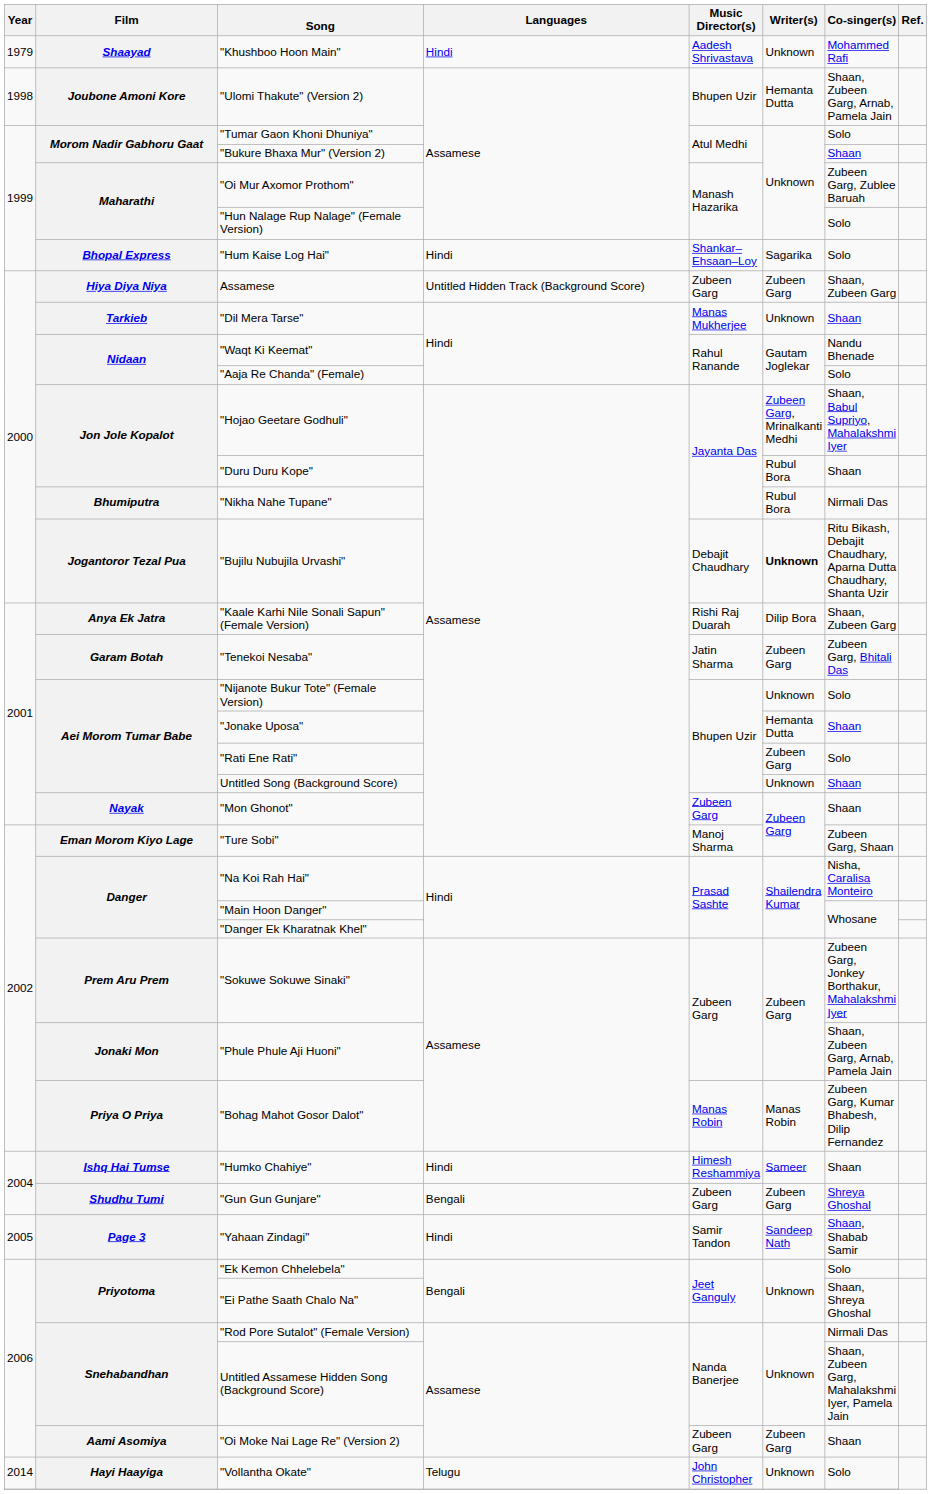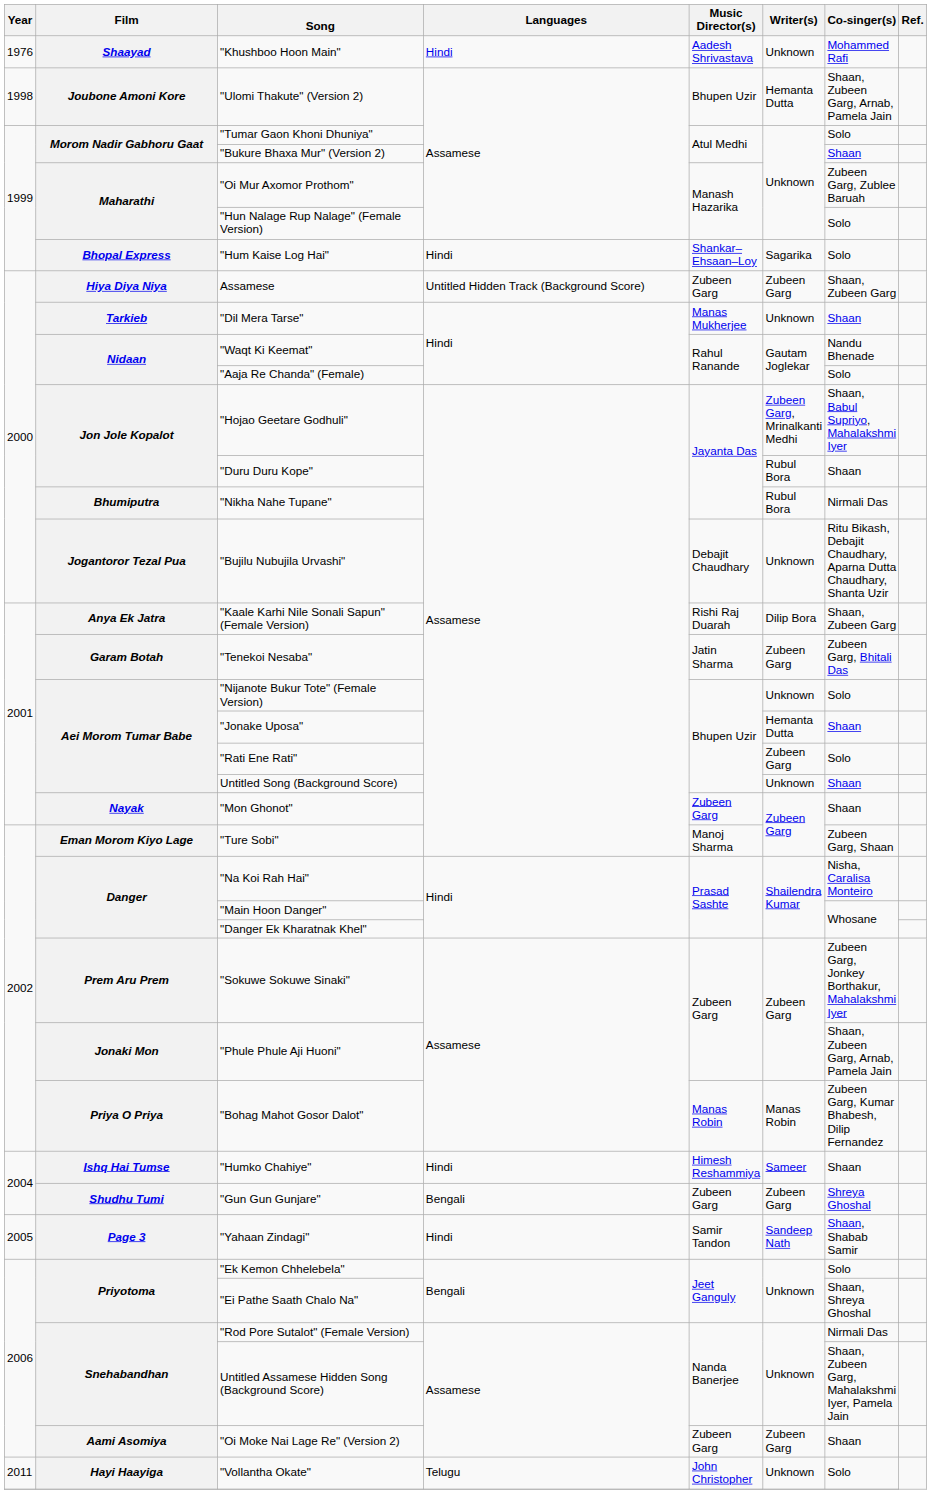(20, 51) 1979 -> (20, 51) 1976
(792, 560) bold -> (790, 560) normal
(20, 1473) 2014 -> (20, 1473) 2011
